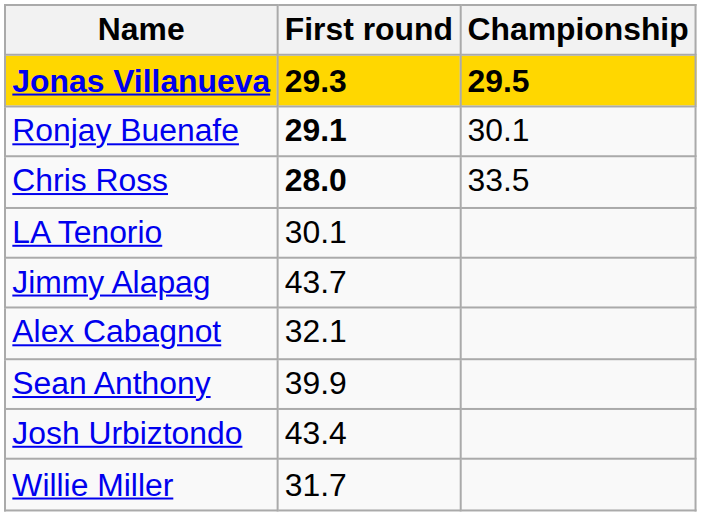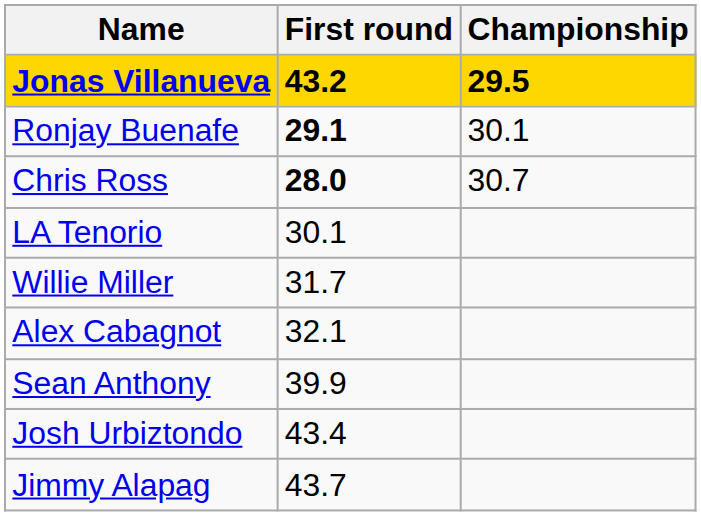(316, 80) 29.3 -> (316, 80) 43.2
(498, 181) 33.5 -> (498, 181) 30.7
rows swapped: (93, 484) <-> (111, 282)
